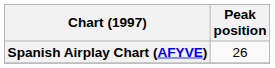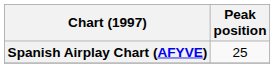(240, 52) 26 -> (240, 52) 25
